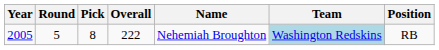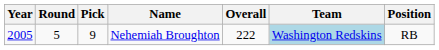columns swapped: (131, 14) <-> (212, 14)
(93, 34) 8 -> (93, 34) 9
